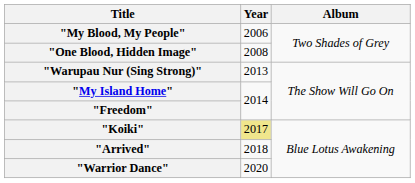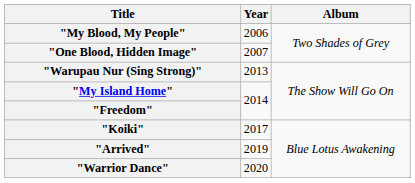(256, 52) 2008 -> (256, 52) 2007
(256, 129) khaki background -> (256, 129) no background
(256, 149) 2018 -> (256, 149) 2019
